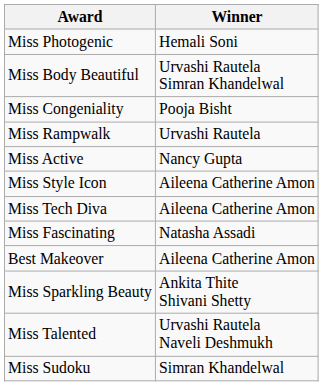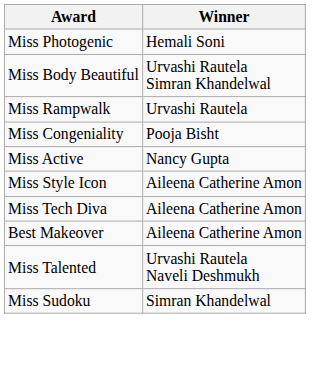rows swapped: (66, 109) <-> (59, 134)
- row: (61, 233)
- row: (80, 292)
